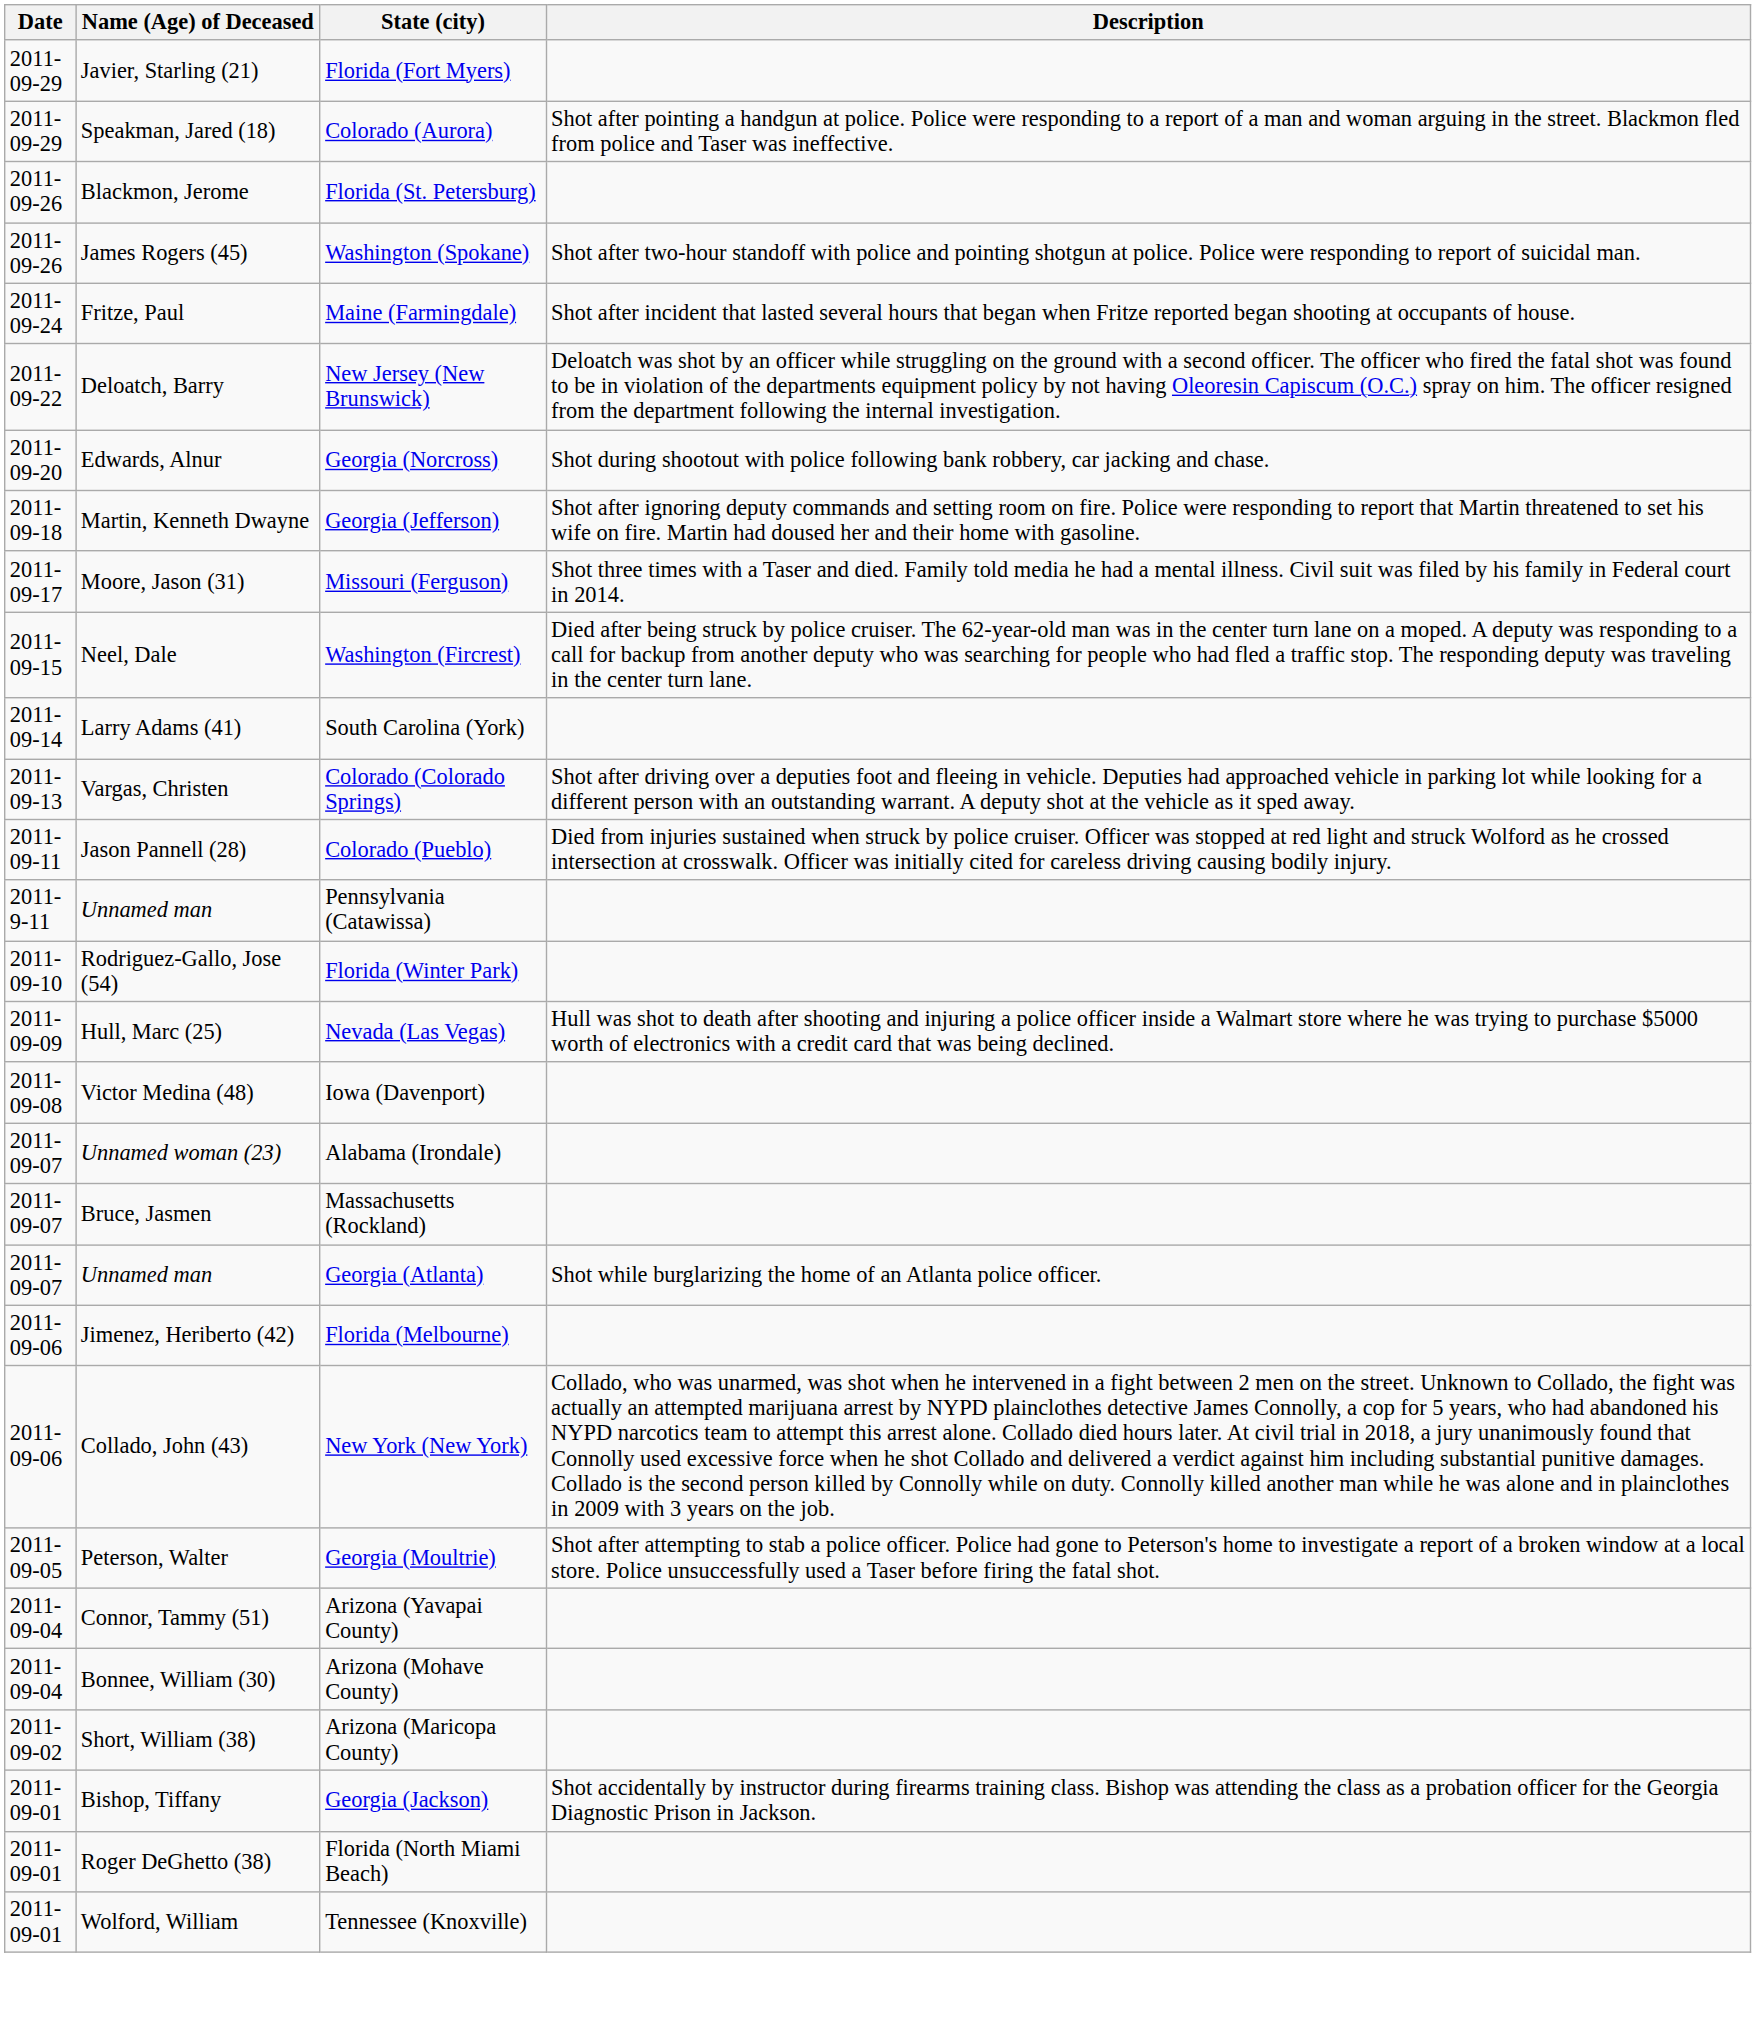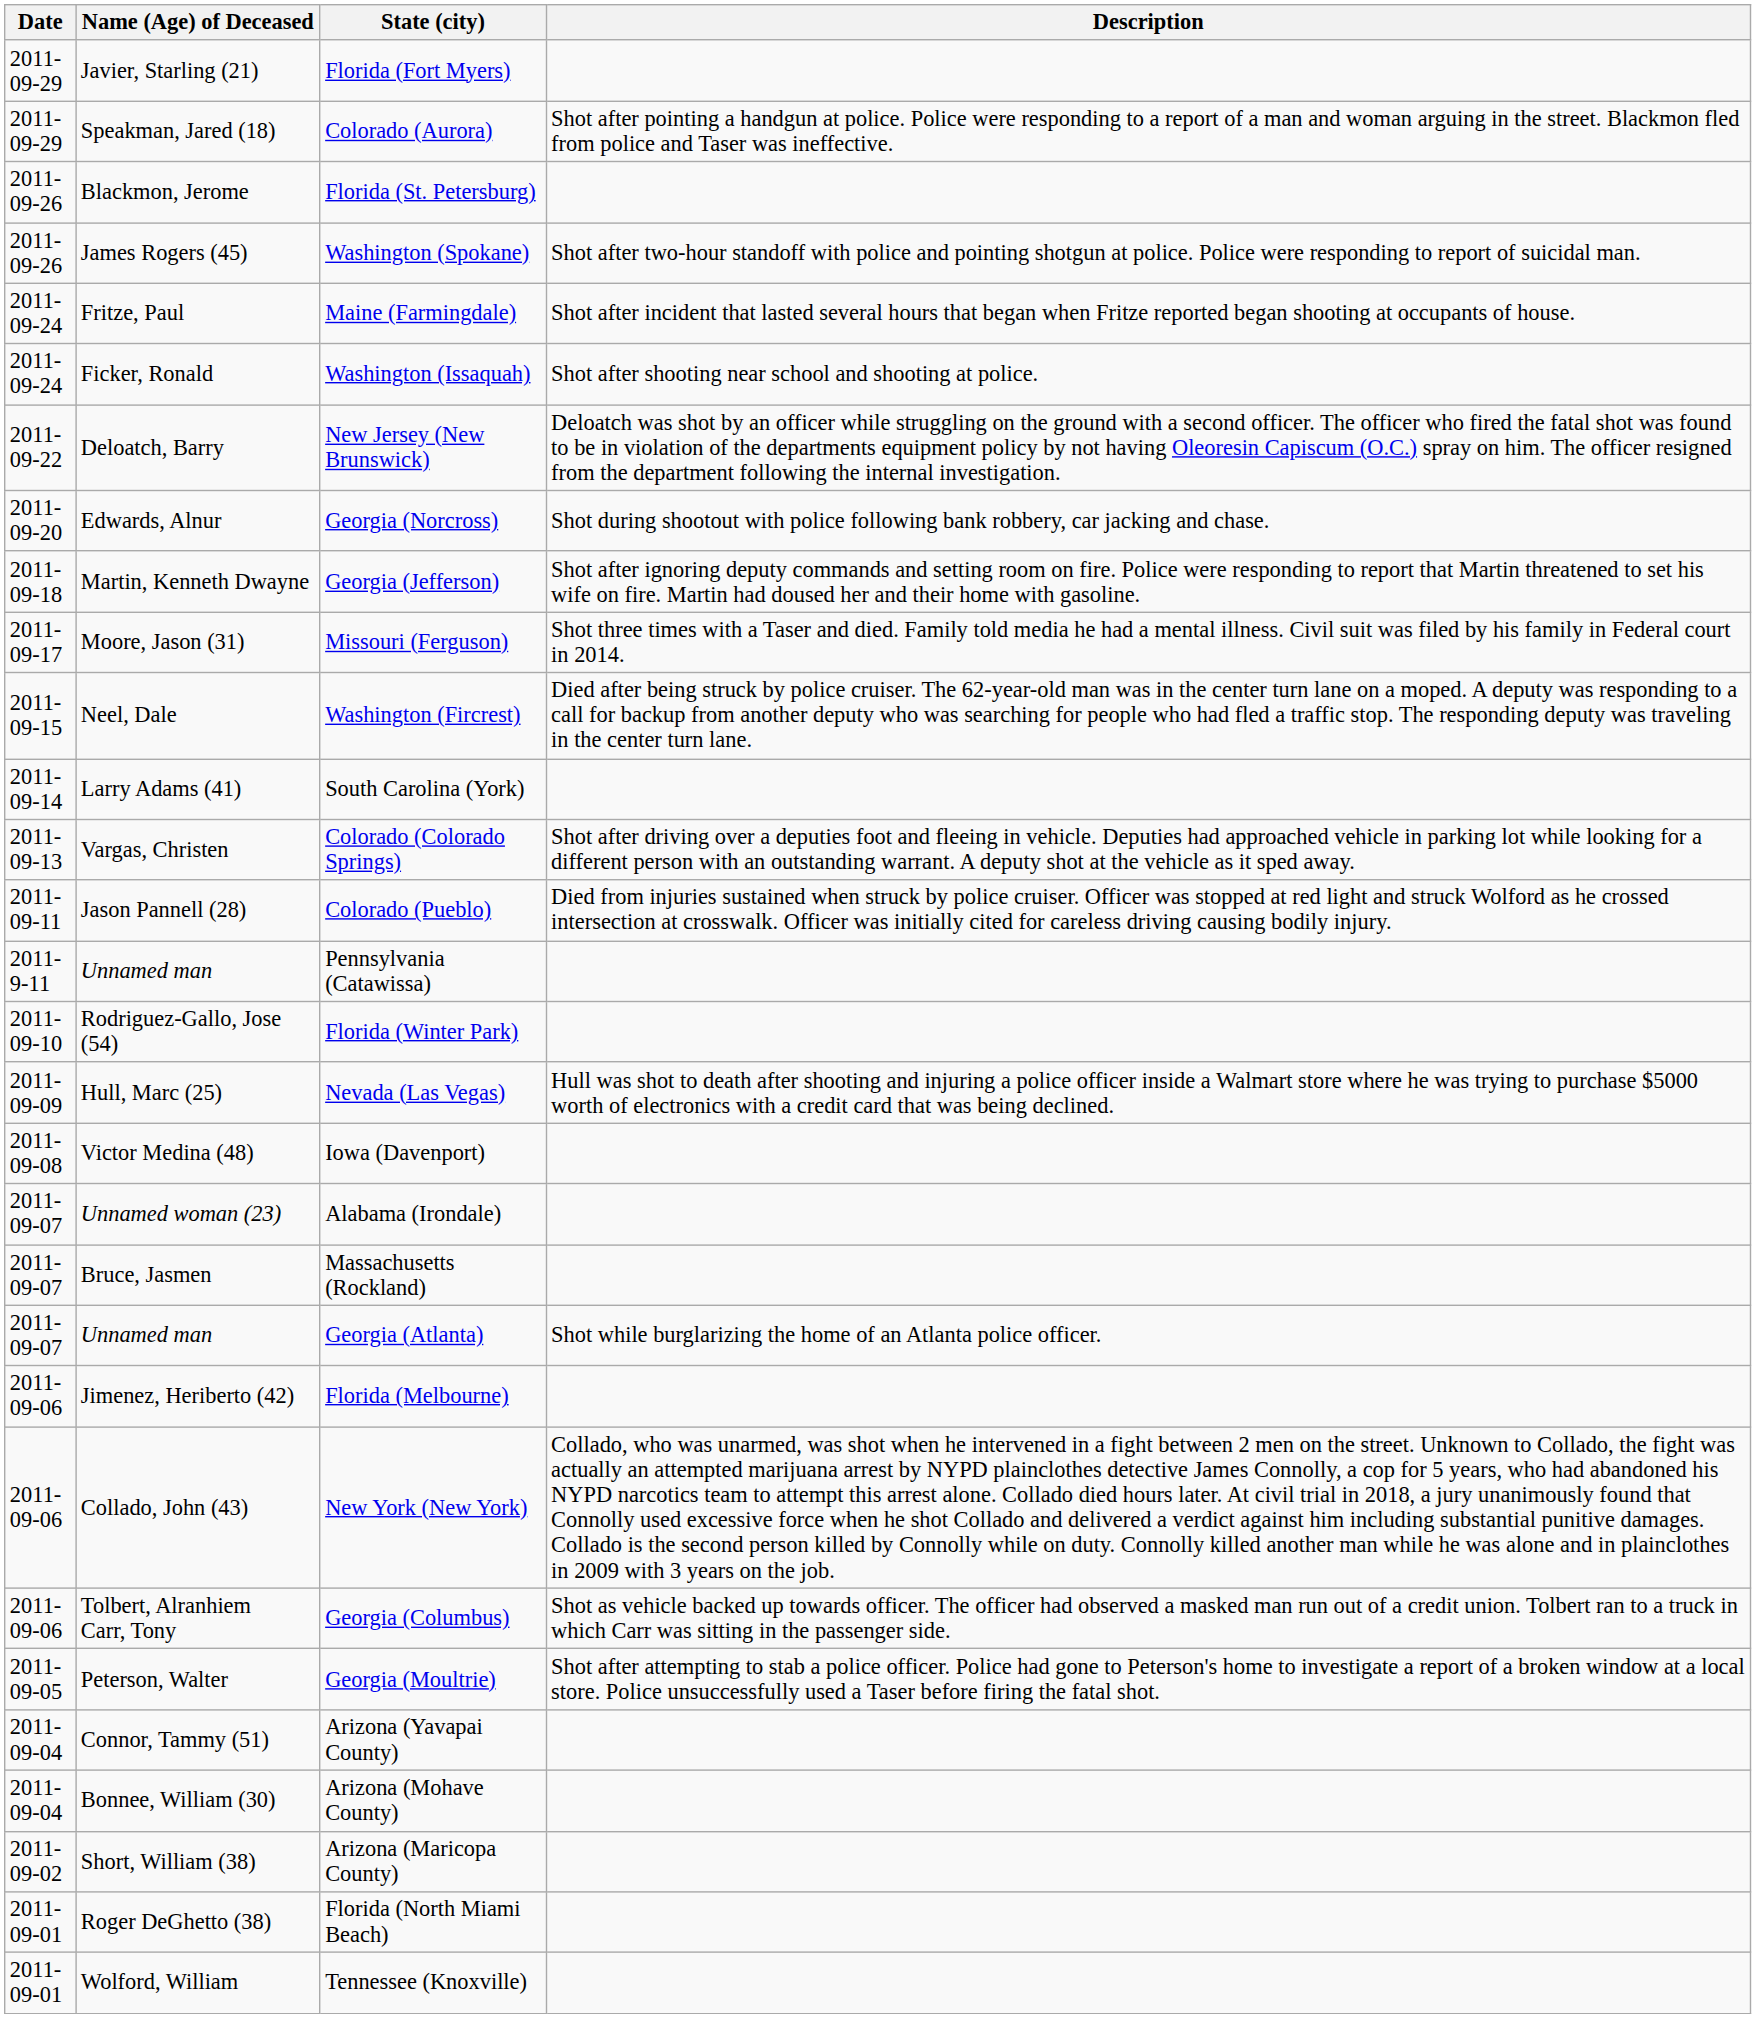+ row: (428, 374)
+ row: (417, 1618)
- row: (407, 1800)
